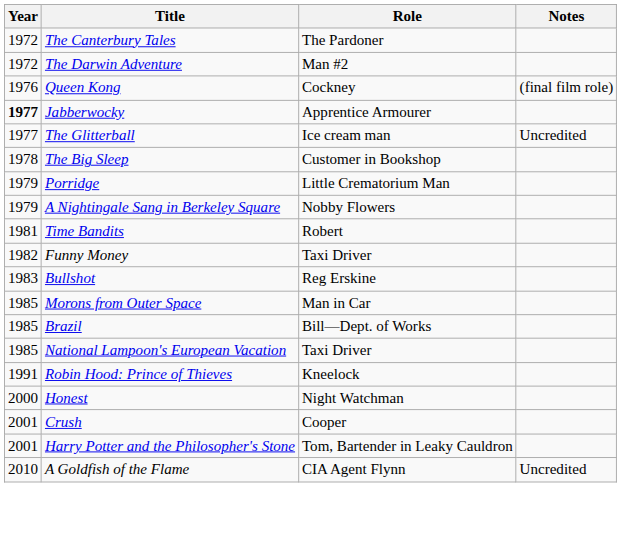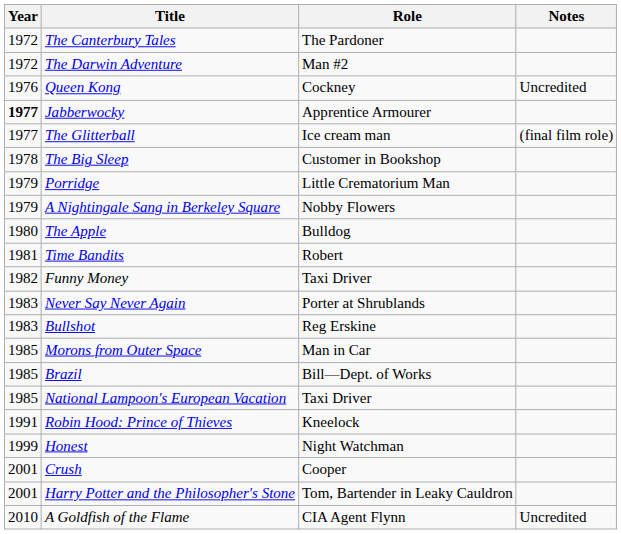(566, 87) (final film role) -> (553, 87) Uncredited
(553, 135) Uncredited -> (566, 135) (final film role)
+ row: (76, 231)
+ row: (115, 302)
(23, 398) 2000 -> (23, 445) 1999
